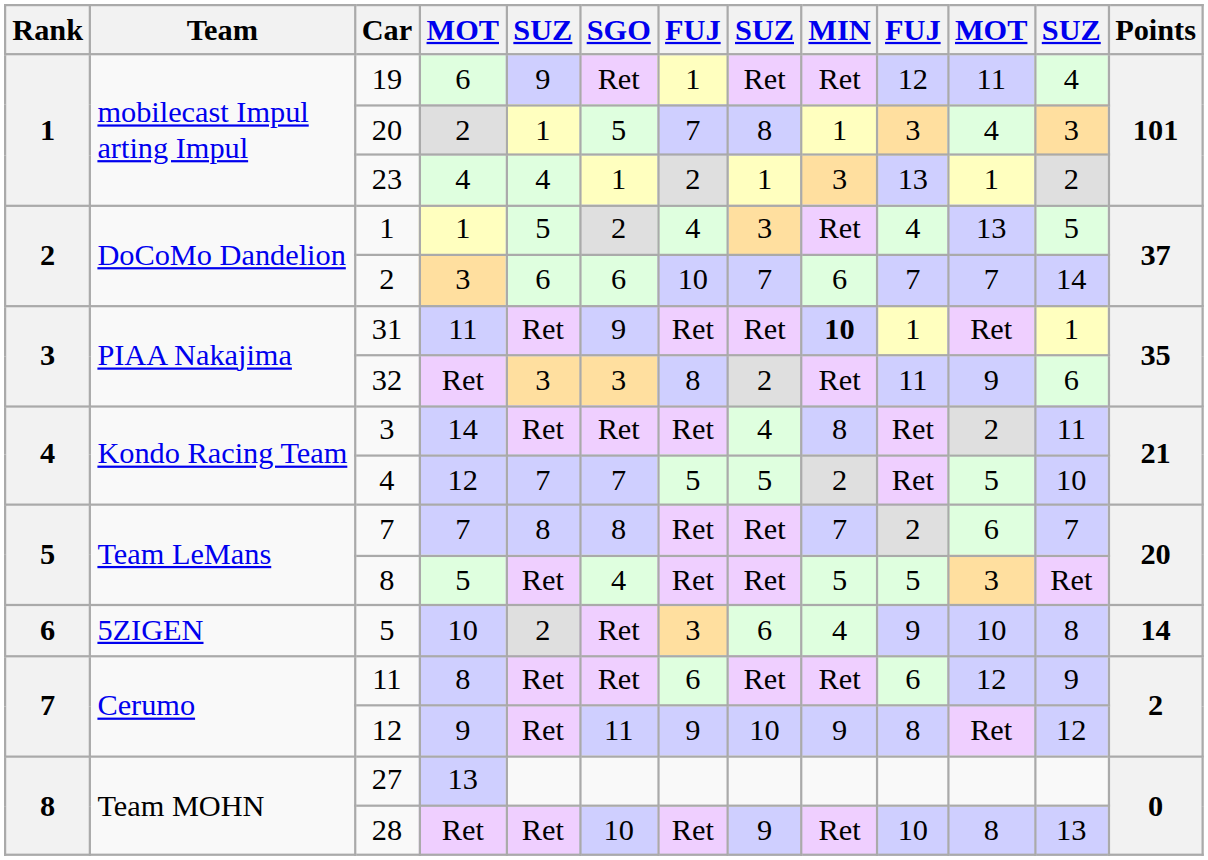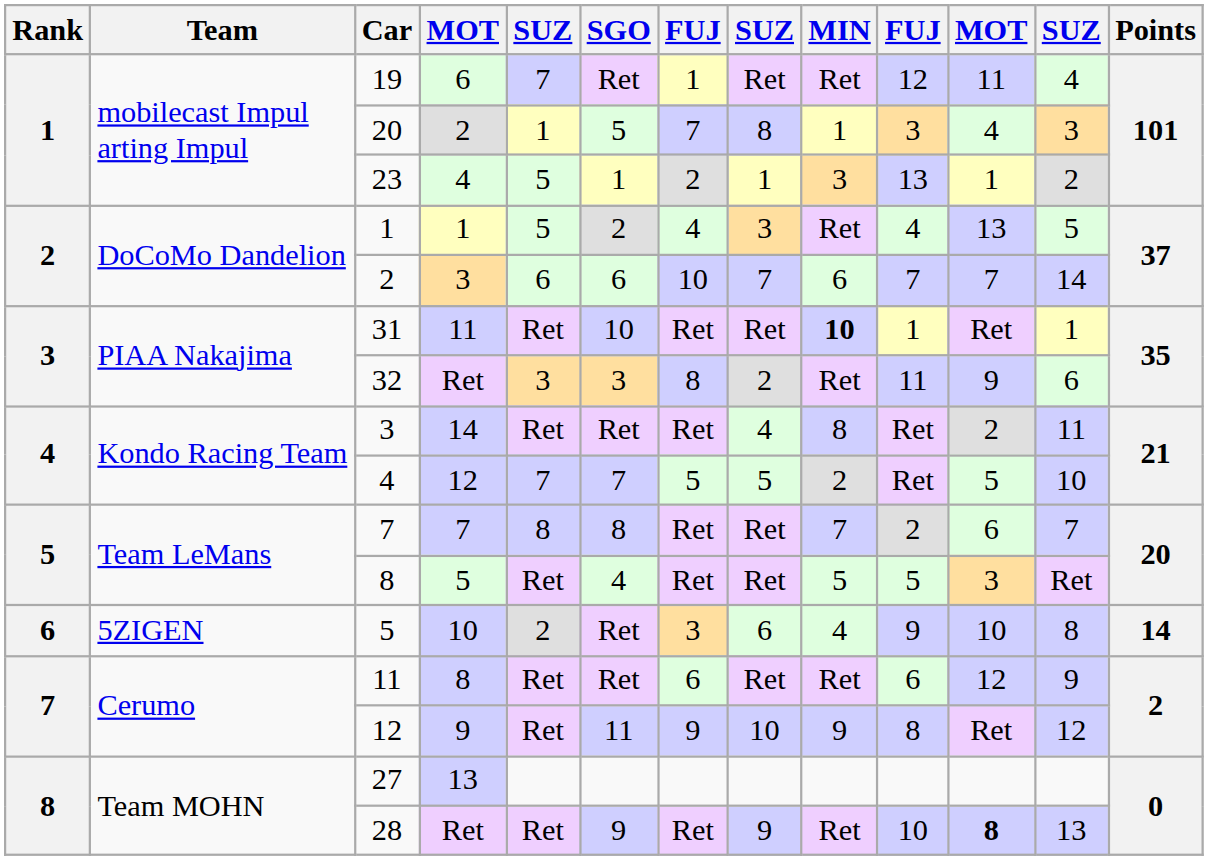(543, 79) 9 -> (543, 79) 7
(543, 179) 4 -> (543, 179) 5
(619, 329) 9 -> (619, 329) 10
(619, 829) 10 -> (619, 829) 9
(991, 829) normal -> (991, 829) bold
